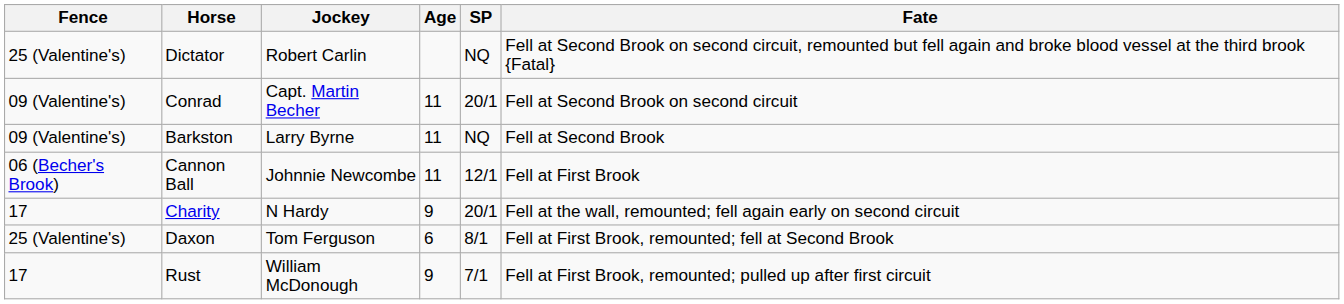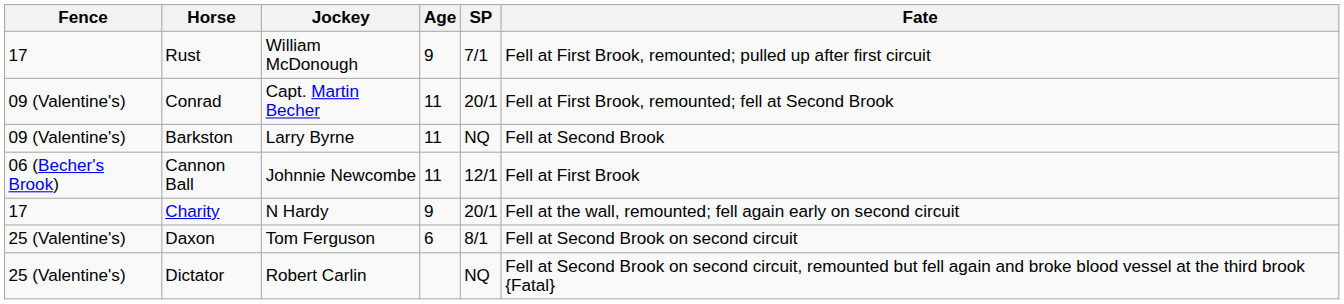rows swapped: (183, 275) <-> (195, 54)
(651, 101) Fell at Second Brook on second circuit -> (699, 101) Fell at First Brook, remounted; fell at Second Brook
(699, 238) Fell at First Brook, remounted; fell at Second Brook -> (651, 238) Fell at Second Brook on second circuit
